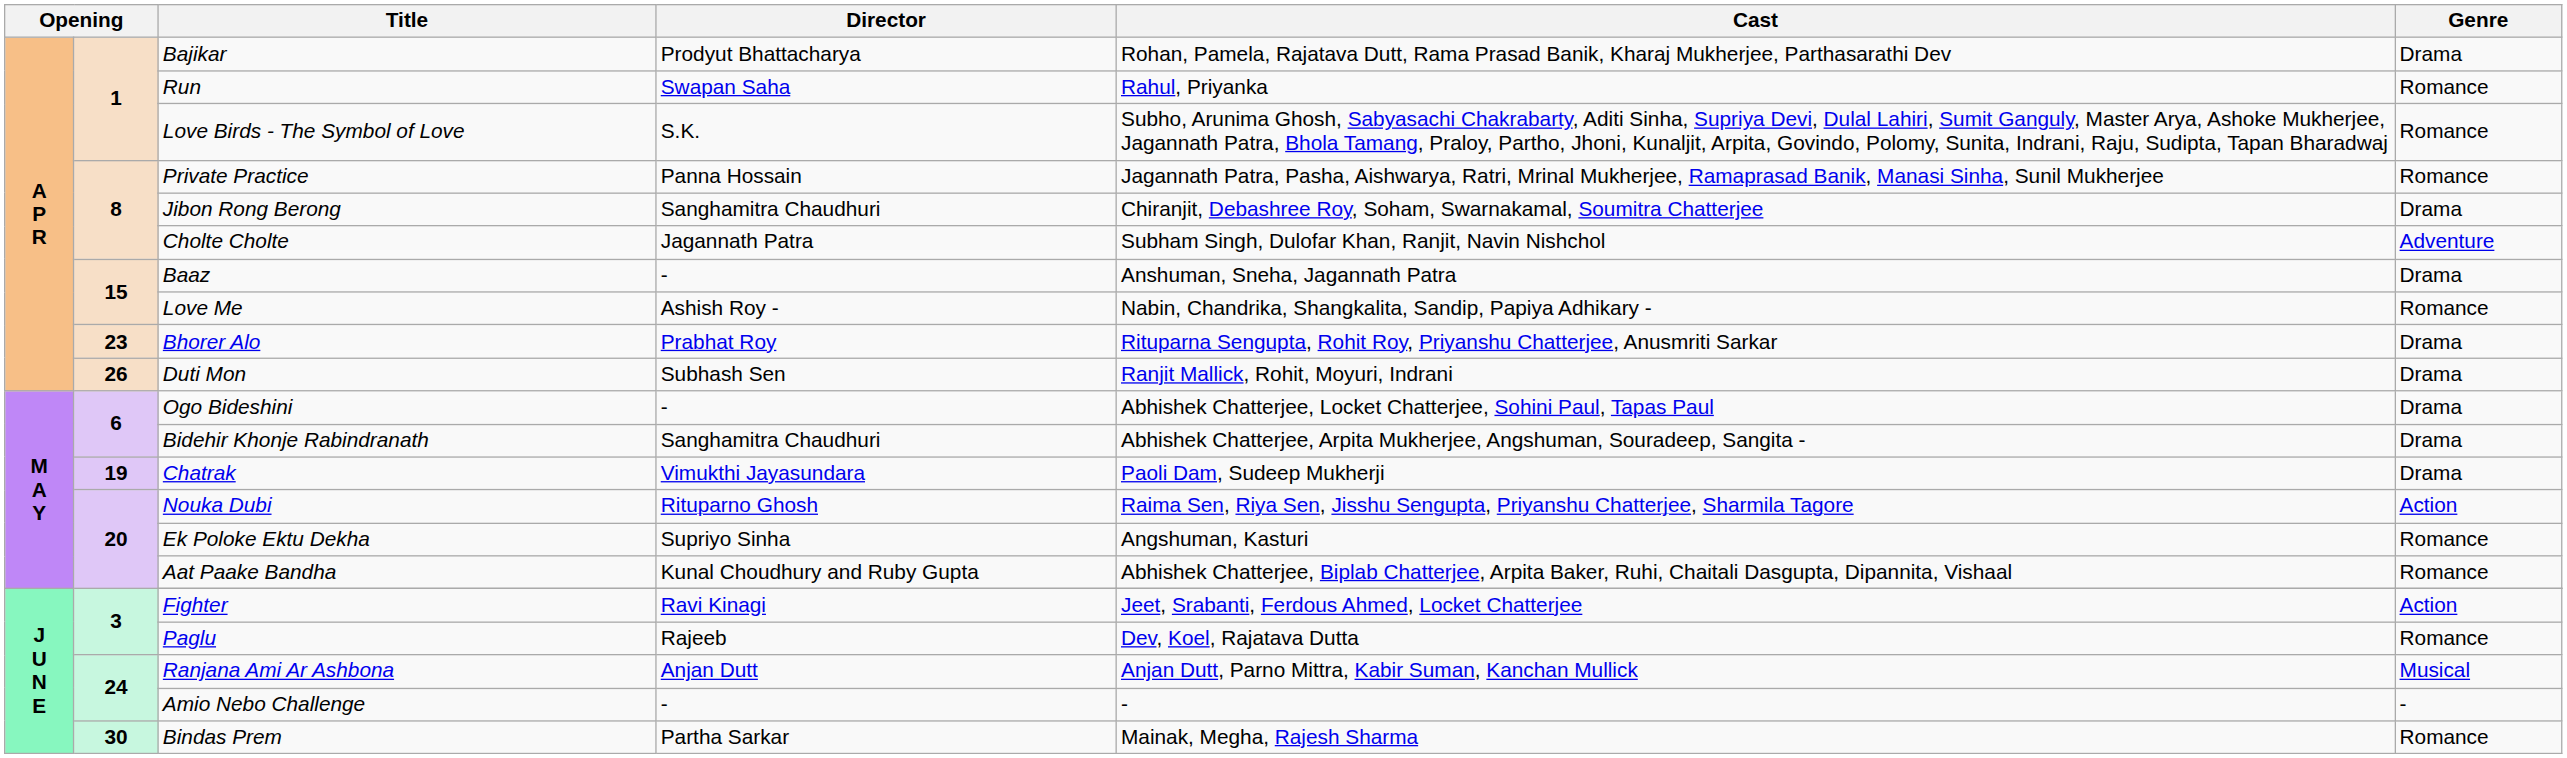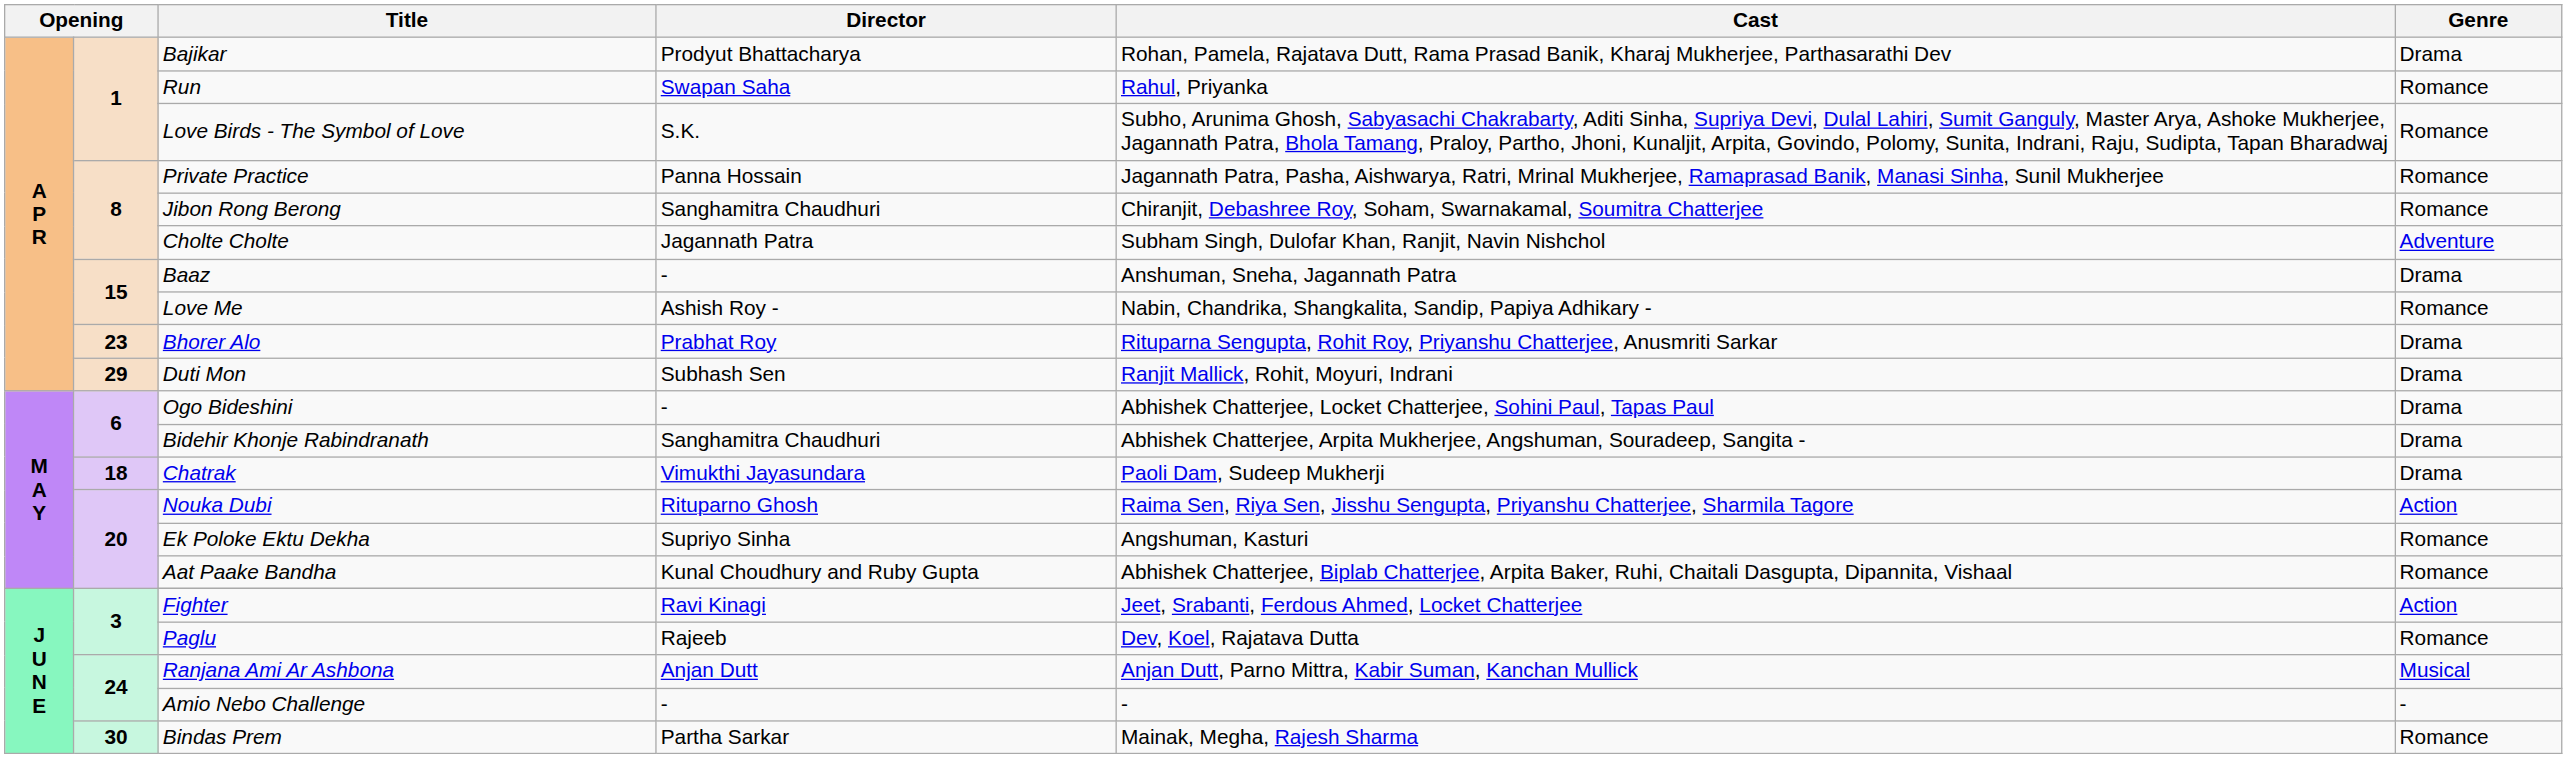(2431, 209) Drama -> (2444, 209) Romance
(116, 374) 26 -> (116, 374) 29
(116, 473) 19 -> (116, 473) 18
